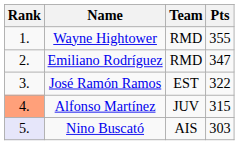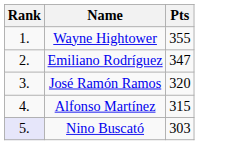- column: (186, 15)
(220, 83) 322 -> (180, 83) 320
(24, 106) lightsalmon background -> (24, 106) no background
